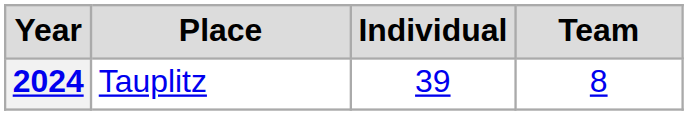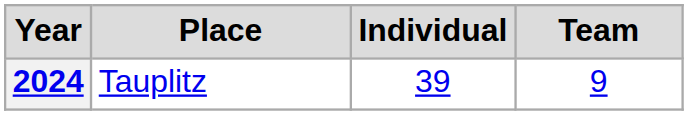(599, 82) 8 -> (599, 82) 9
